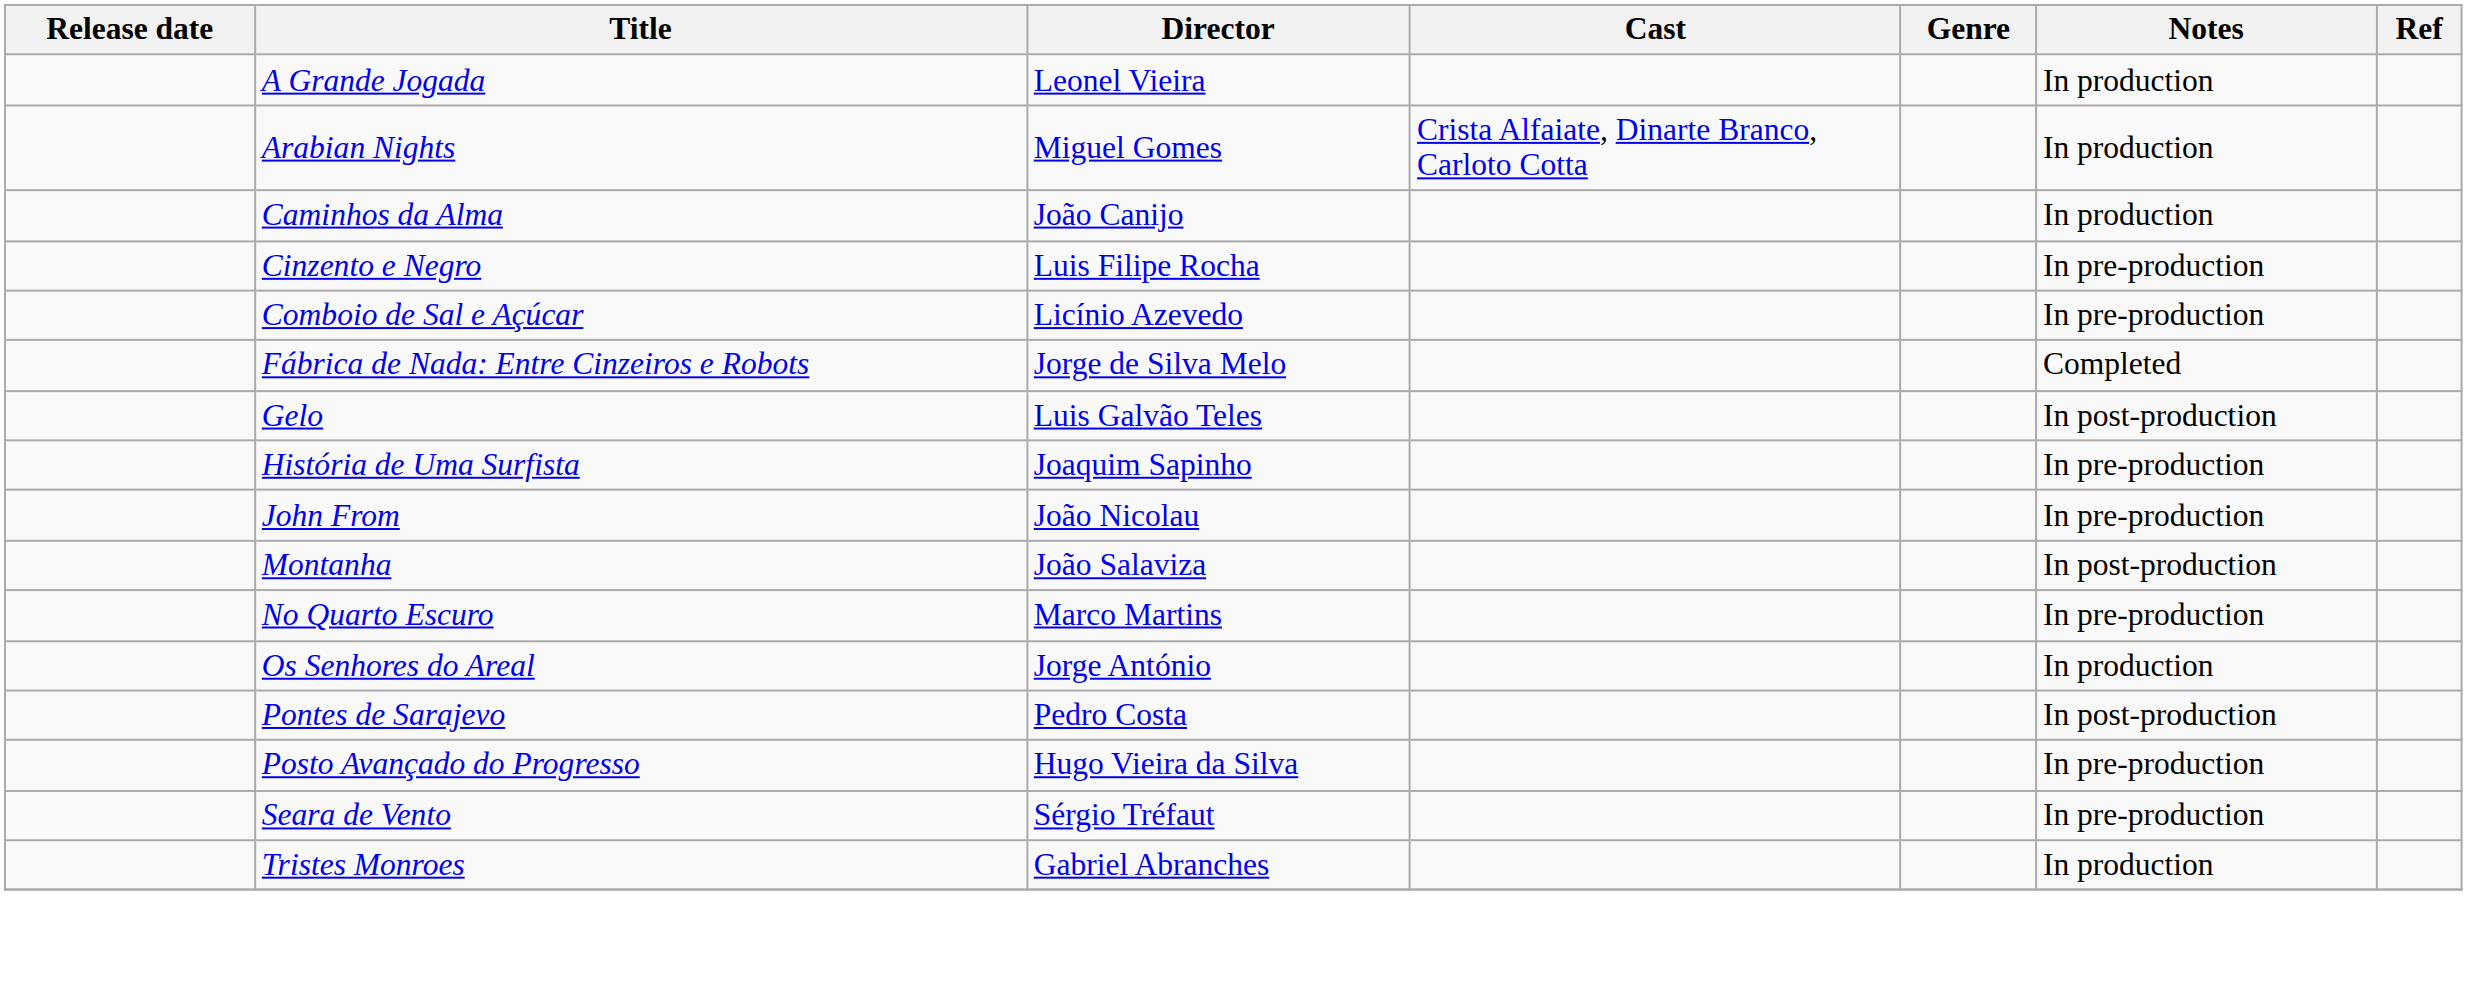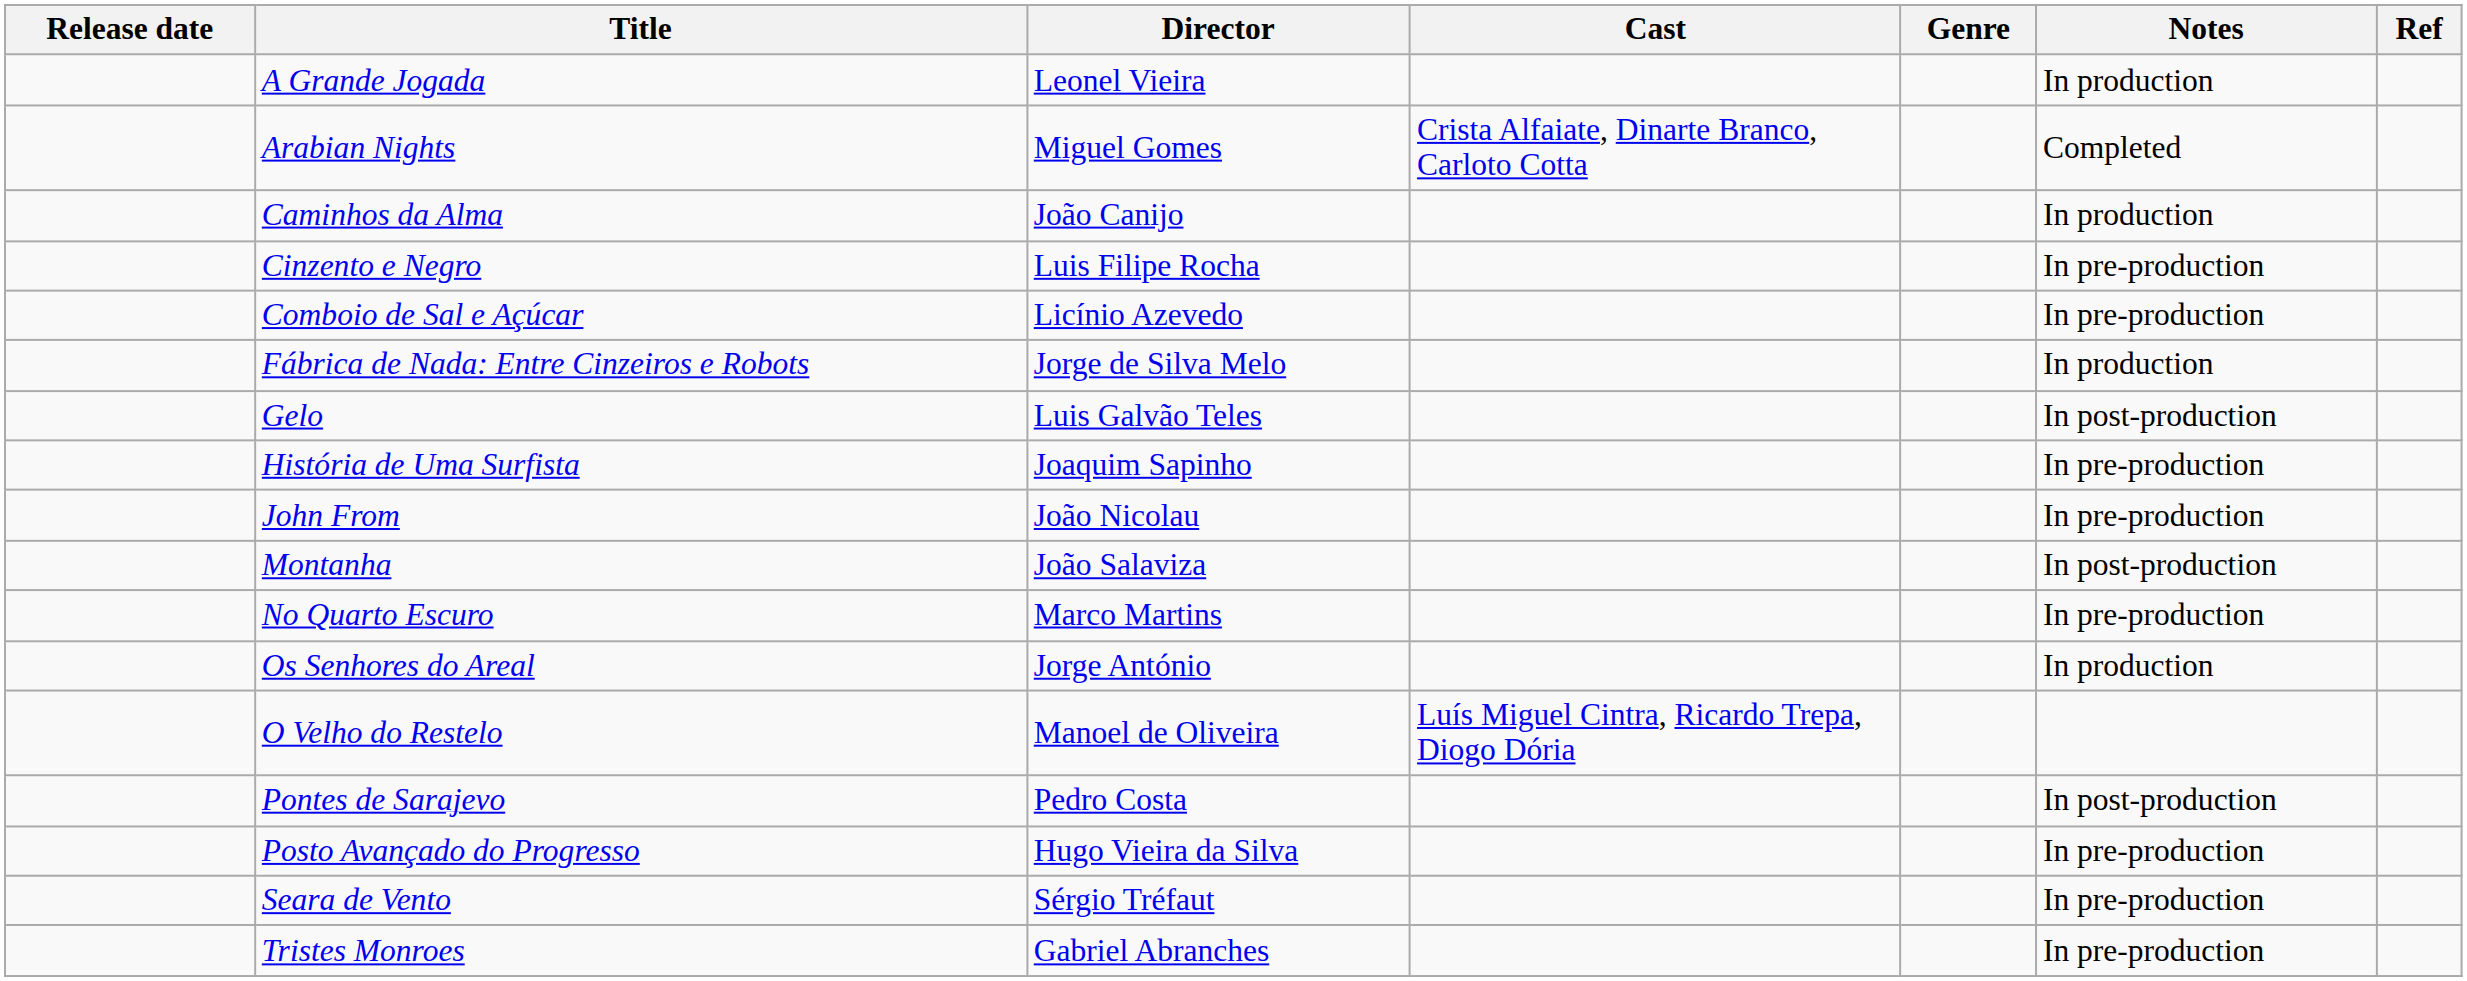(2128, 147) In production -> (2112, 147) Completed
(2112, 364) Completed -> (2128, 364) In production
+ row: (382, 732)
(2128, 864) In production -> (2154, 950) In pre-production
